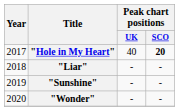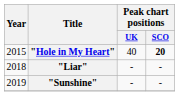(16, 52) 2017 -> (16, 52) 2015
- row: (73, 98)
